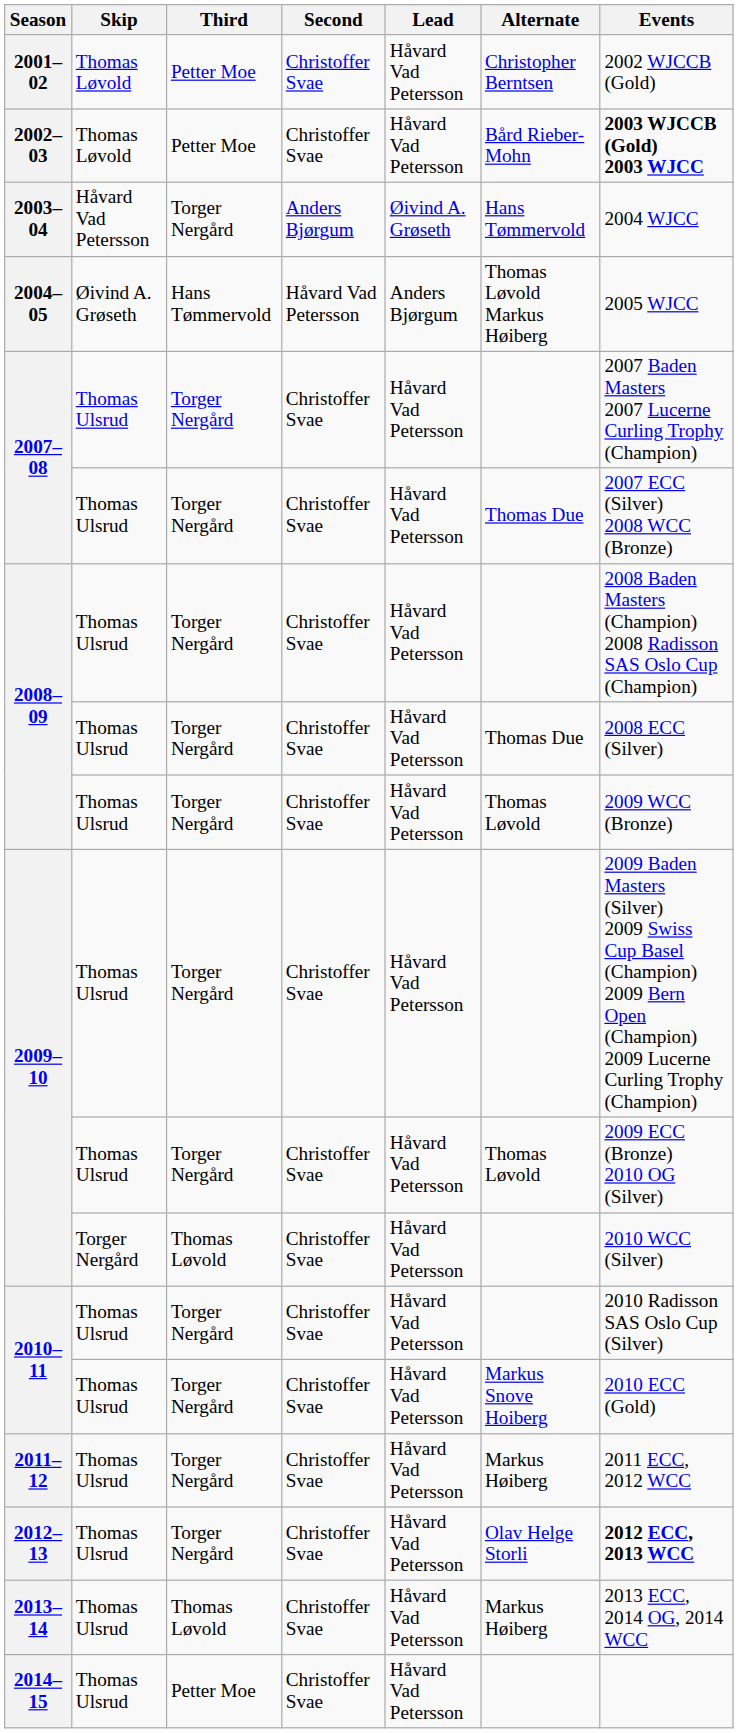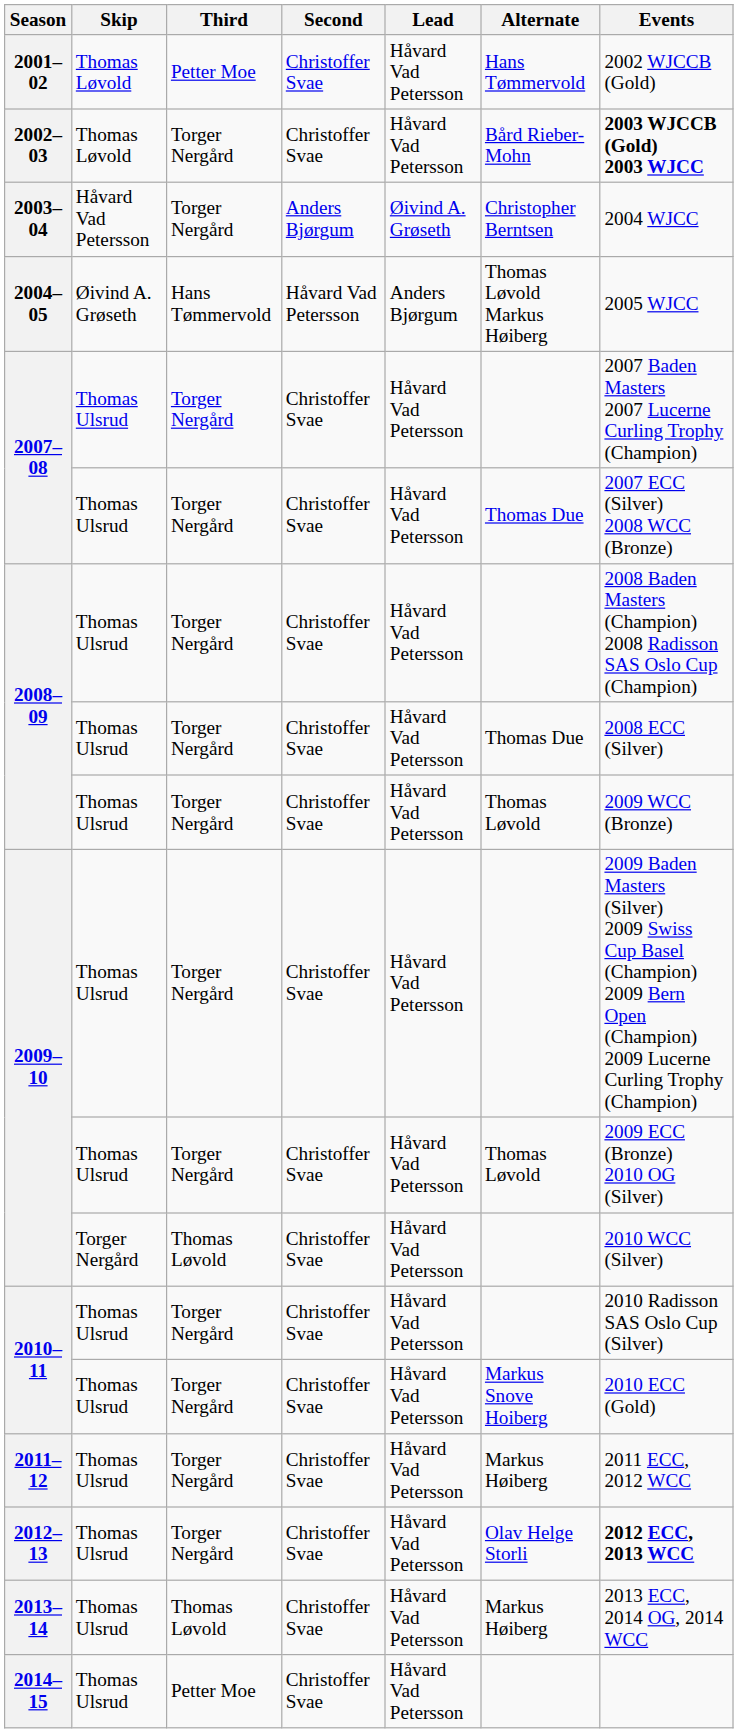(530, 71) Christopher Berntsen -> (535, 71) Hans Tømmervold
(213, 145) Petter Moe -> (202, 145) Torger Nergård
(535, 219) Hans Tømmervold -> (530, 219) Christopher Berntsen
